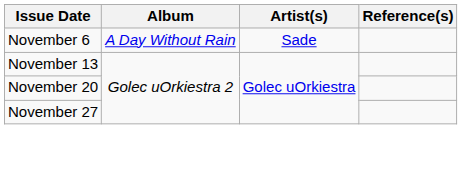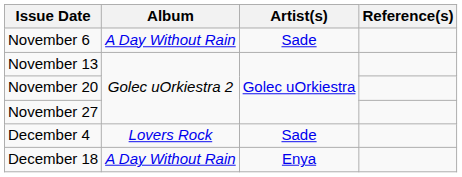+ row: (49, 135)
+ row: (53, 159)
